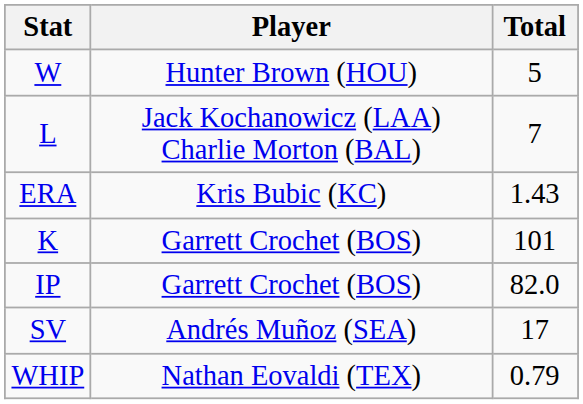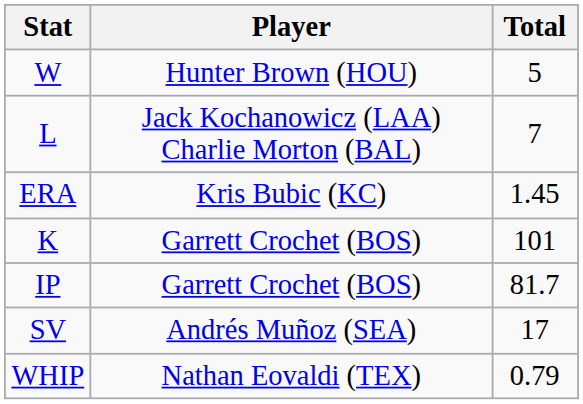(535, 194) 1.43 -> (535, 194) 1.45
(535, 284) 82.0 -> (535, 284) 81.7
